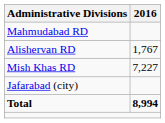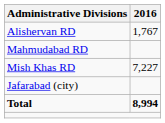rows swapped: (41, 49) <-> (48, 31)
